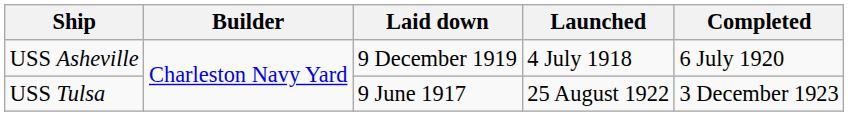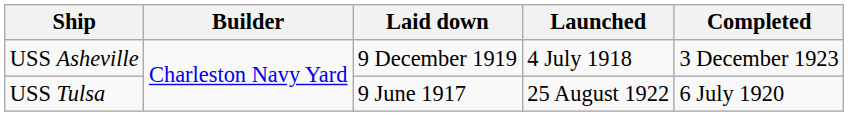(732, 57) 6 July 1920 -> (759, 57) 3 December 1923
(759, 93) 3 December 1923 -> (732, 93) 6 July 1920
